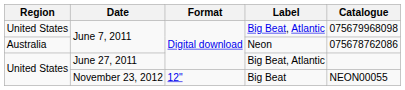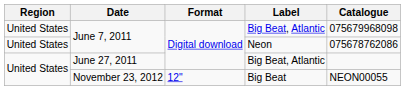(27, 45) Australia -> (37, 45) United States
